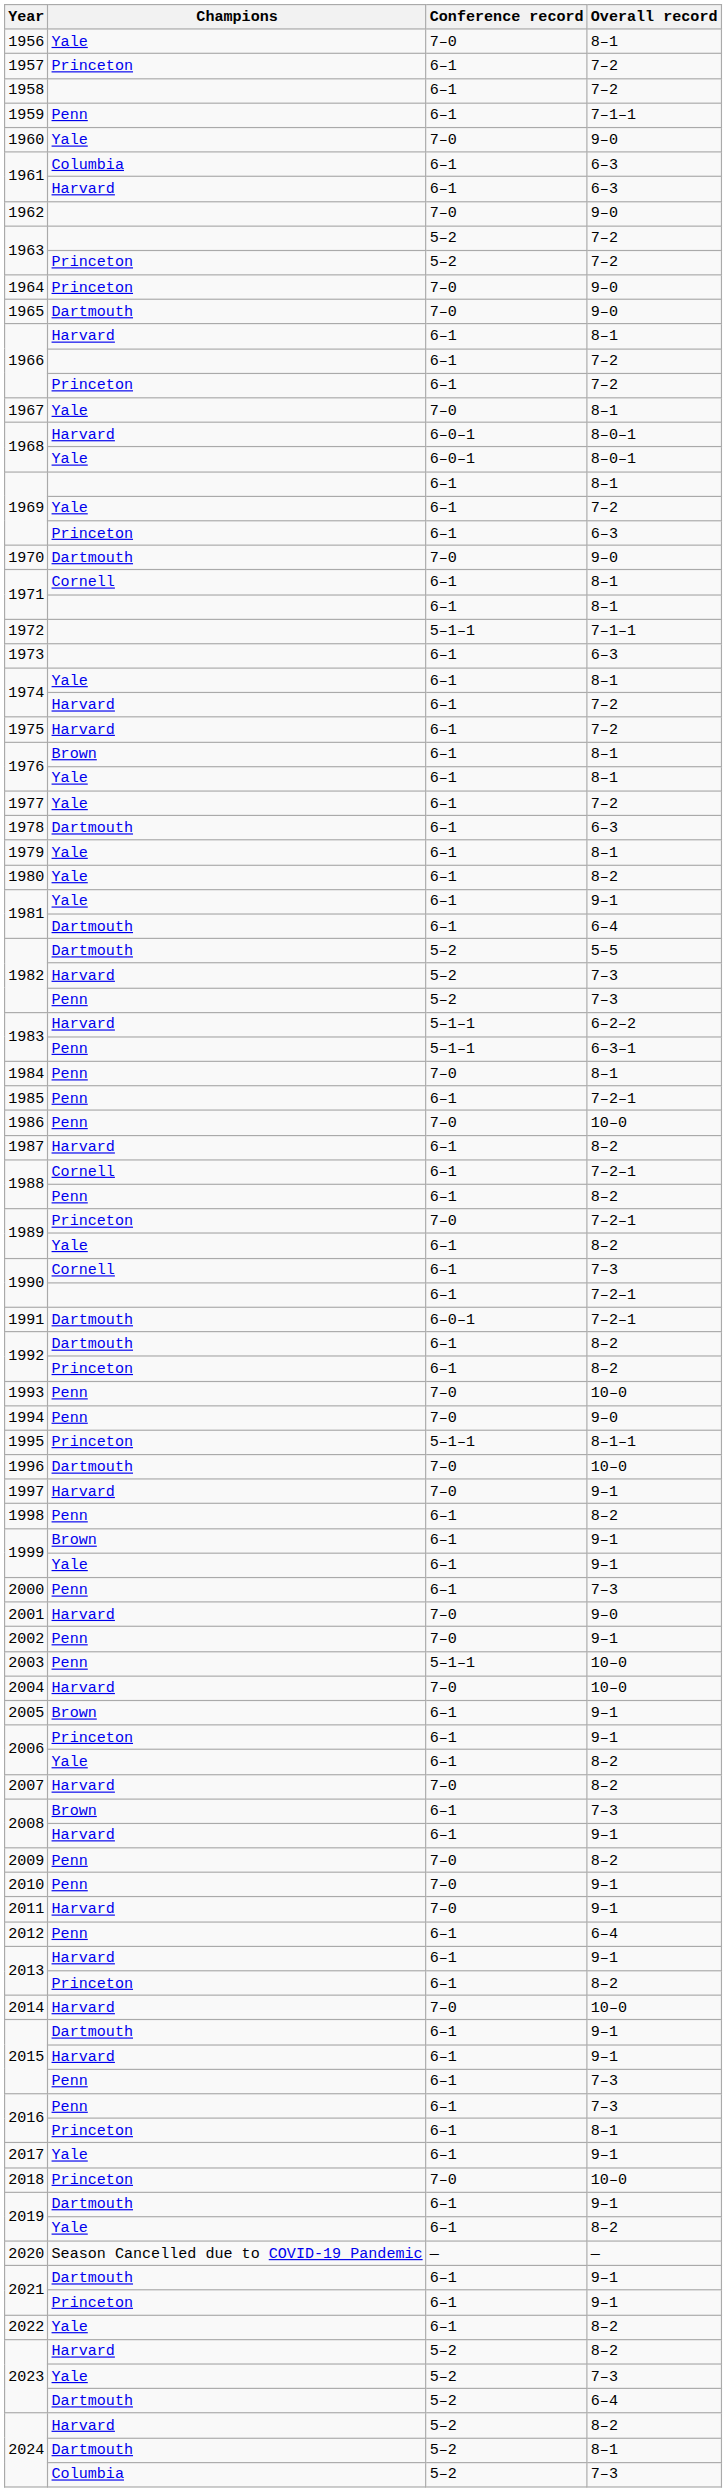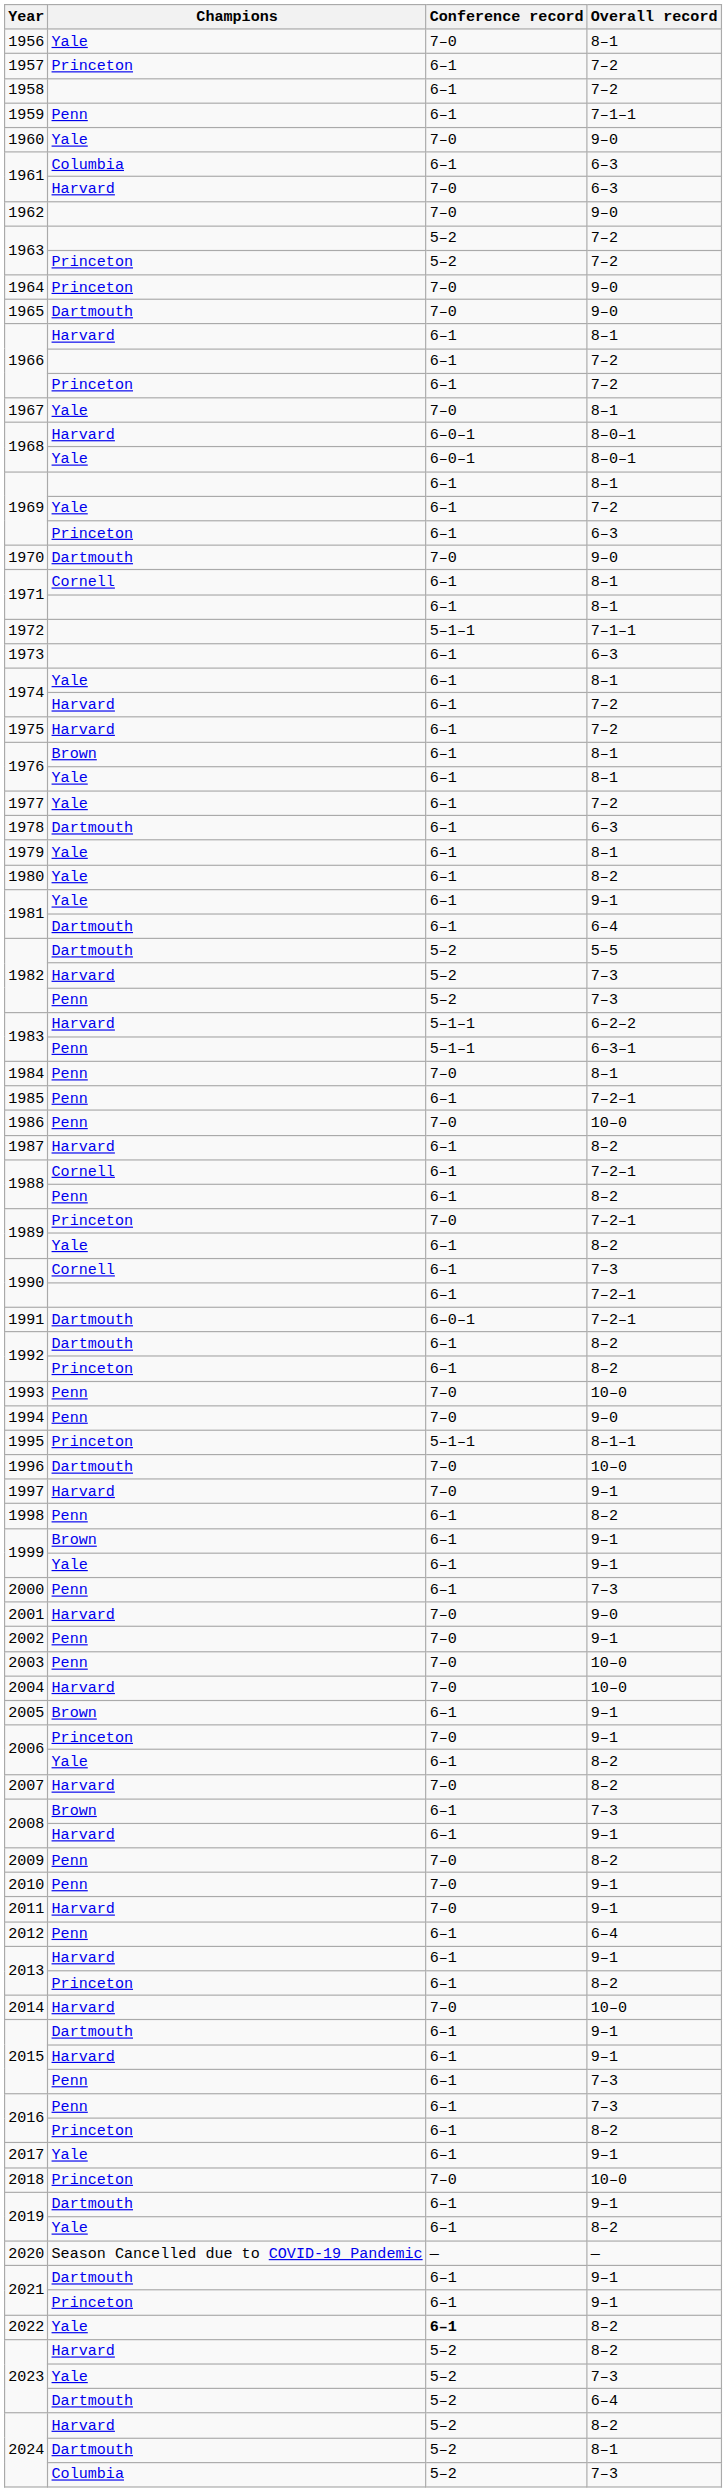(443, 189) 6–1 -> (443, 189) 7–0
(452, 1664) 5–1–1 -> (443, 1664) 7–0
(443, 1737) 6–1 -> (443, 1737) 7–0
(604, 2131) 8–1 -> (604, 2131) 8–2
(443, 2327) normal -> (443, 2327) bold
